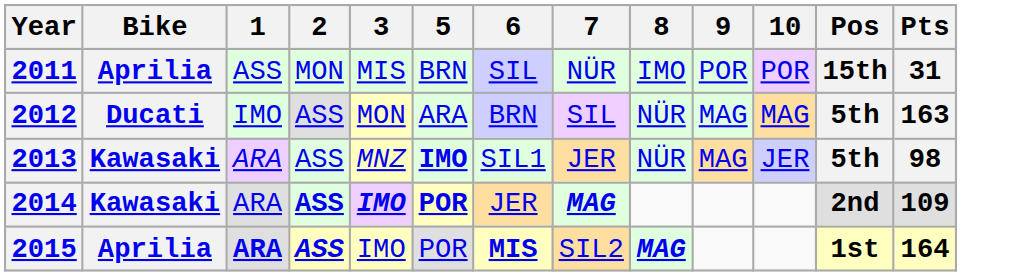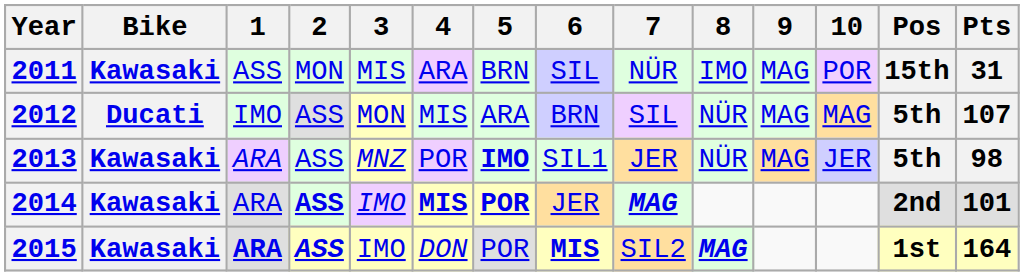+ column: (443, 27)
(155, 71) Aprilia -> (155, 71) Kawasaki
(723, 71) POR -> (785, 71) MAG
(925, 116) 163 -> (987, 116) 107
(381, 204) bold -> (381, 204) normal
(925, 204) 109 -> (987, 204) 101
(155, 249) Aprilia -> (155, 249) Kawasaki
